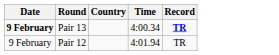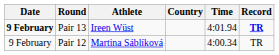+ column: (127, 12)
(145, 27) 4:00.34 -> (222, 27) 4:01.94
(145, 43) 4:01.94 -> (222, 43) 4:00.34
